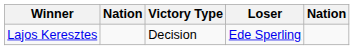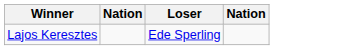- column: (186, 14)
